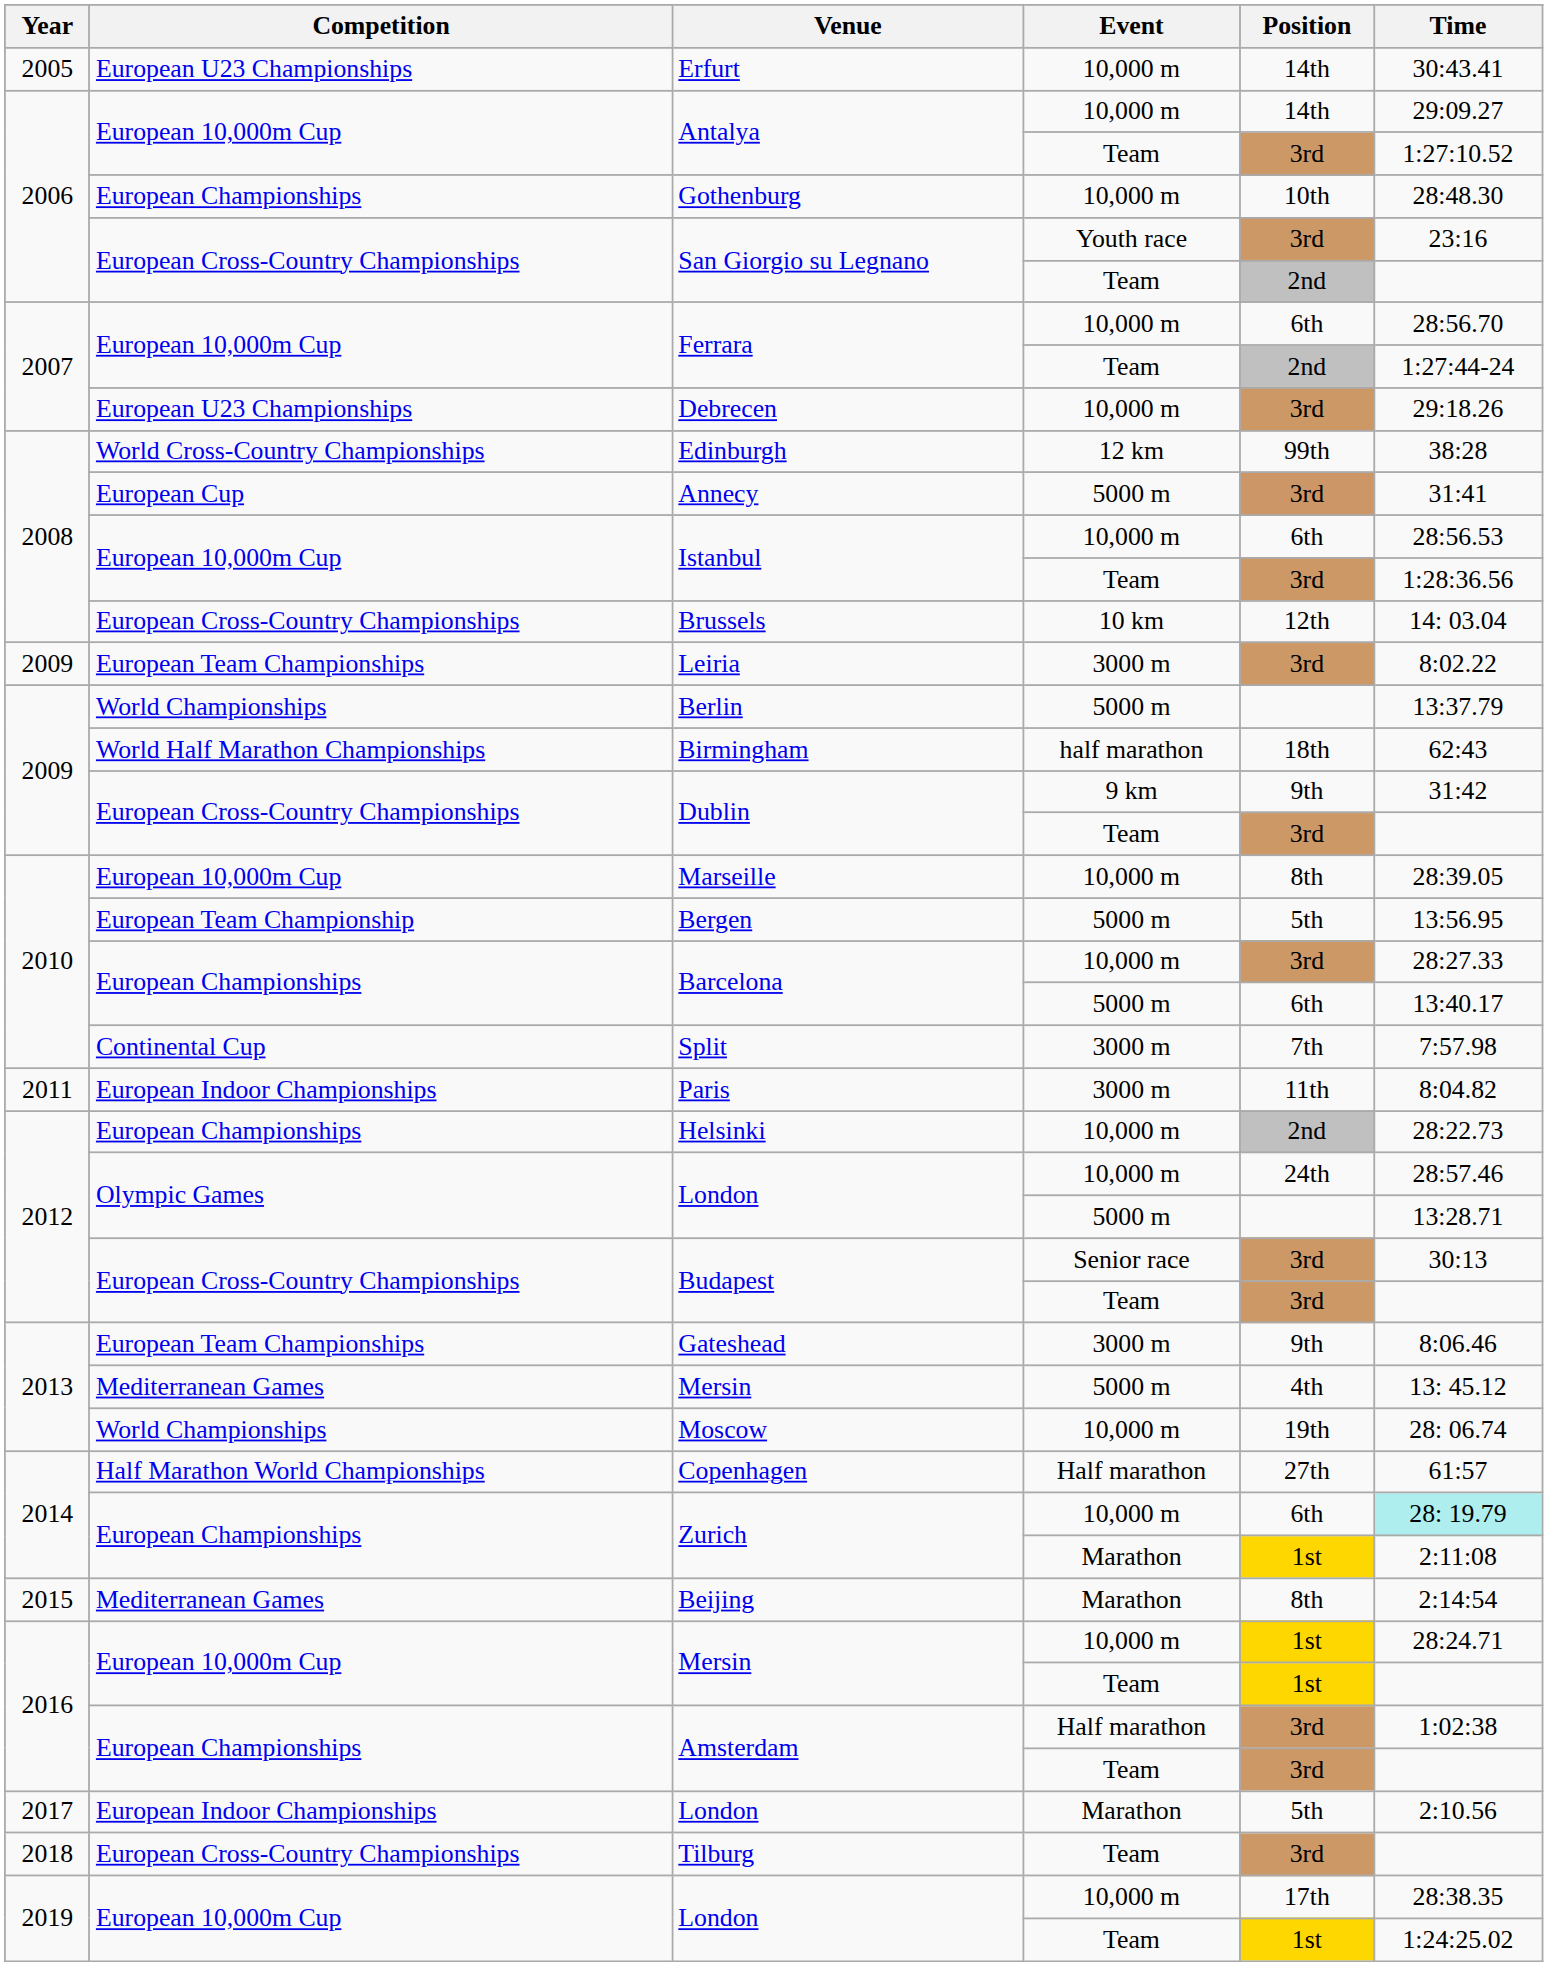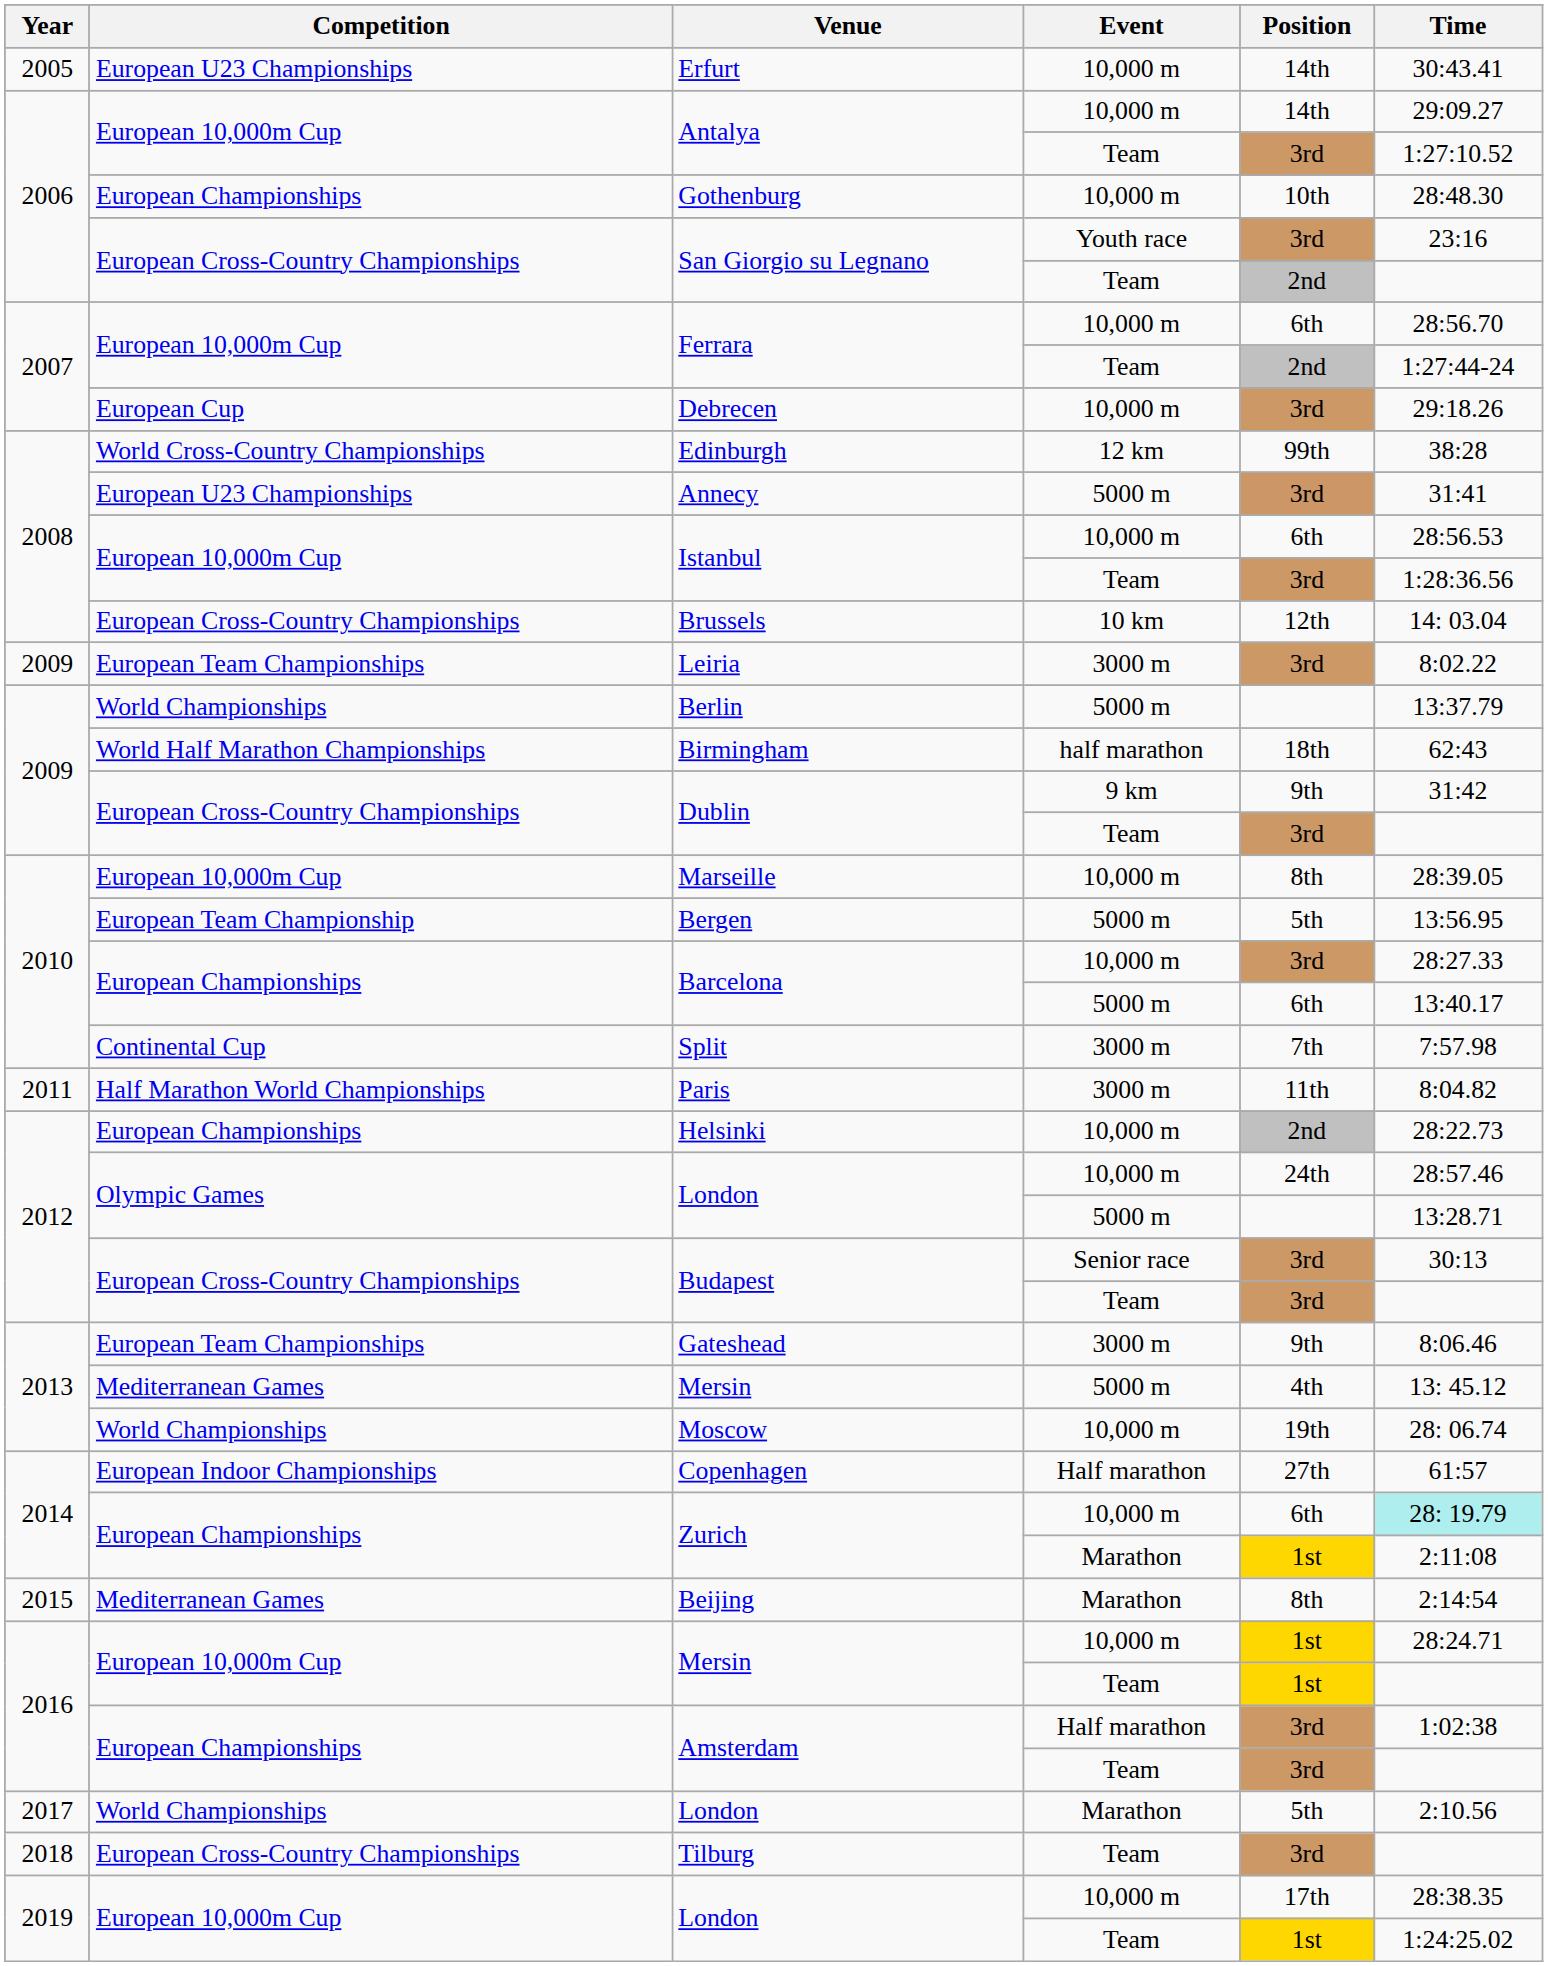(254, 408) European U23 Championships -> (170, 408) European Cup
(170, 493) European Cup -> (254, 493) European U23 Championships
(266, 1088) European Indoor Championships -> (290, 1088) Half Marathon World Championships
(290, 1471) Half Marathon World Championships -> (266, 1471) European Indoor Championships
(266, 1811) European Indoor Championships -> (211, 1811) World Championships
